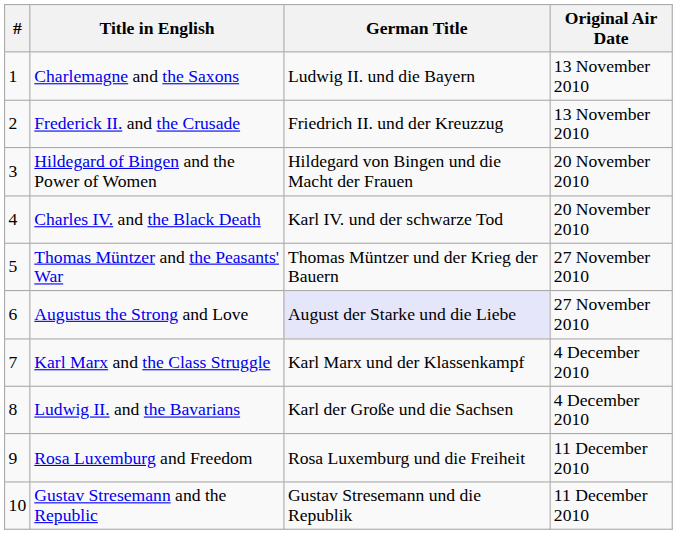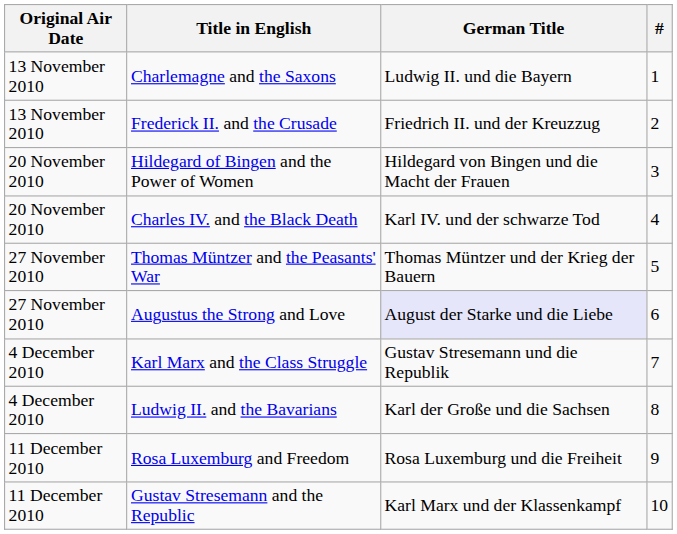columns swapped: (17, 28) <-> (611, 28)
(406, 362) Karl Marx und der Klassenkampf -> (481, 362) Gustav Stresemann und die Republik
(384, 505) Gustav Stresemann und die Republik -> (503, 505) Karl Marx und der Klassenkampf
